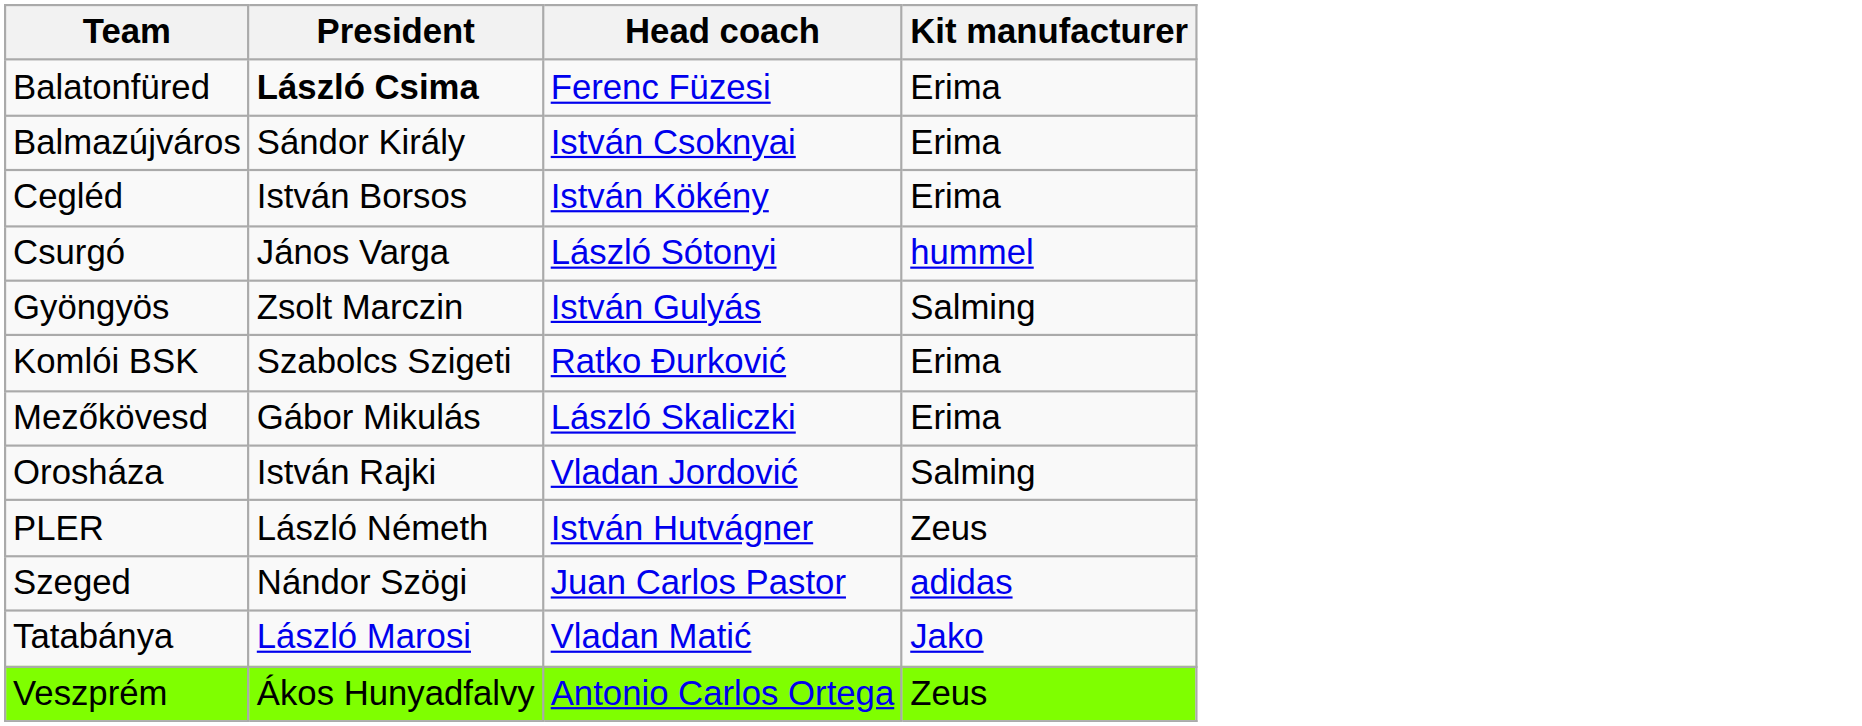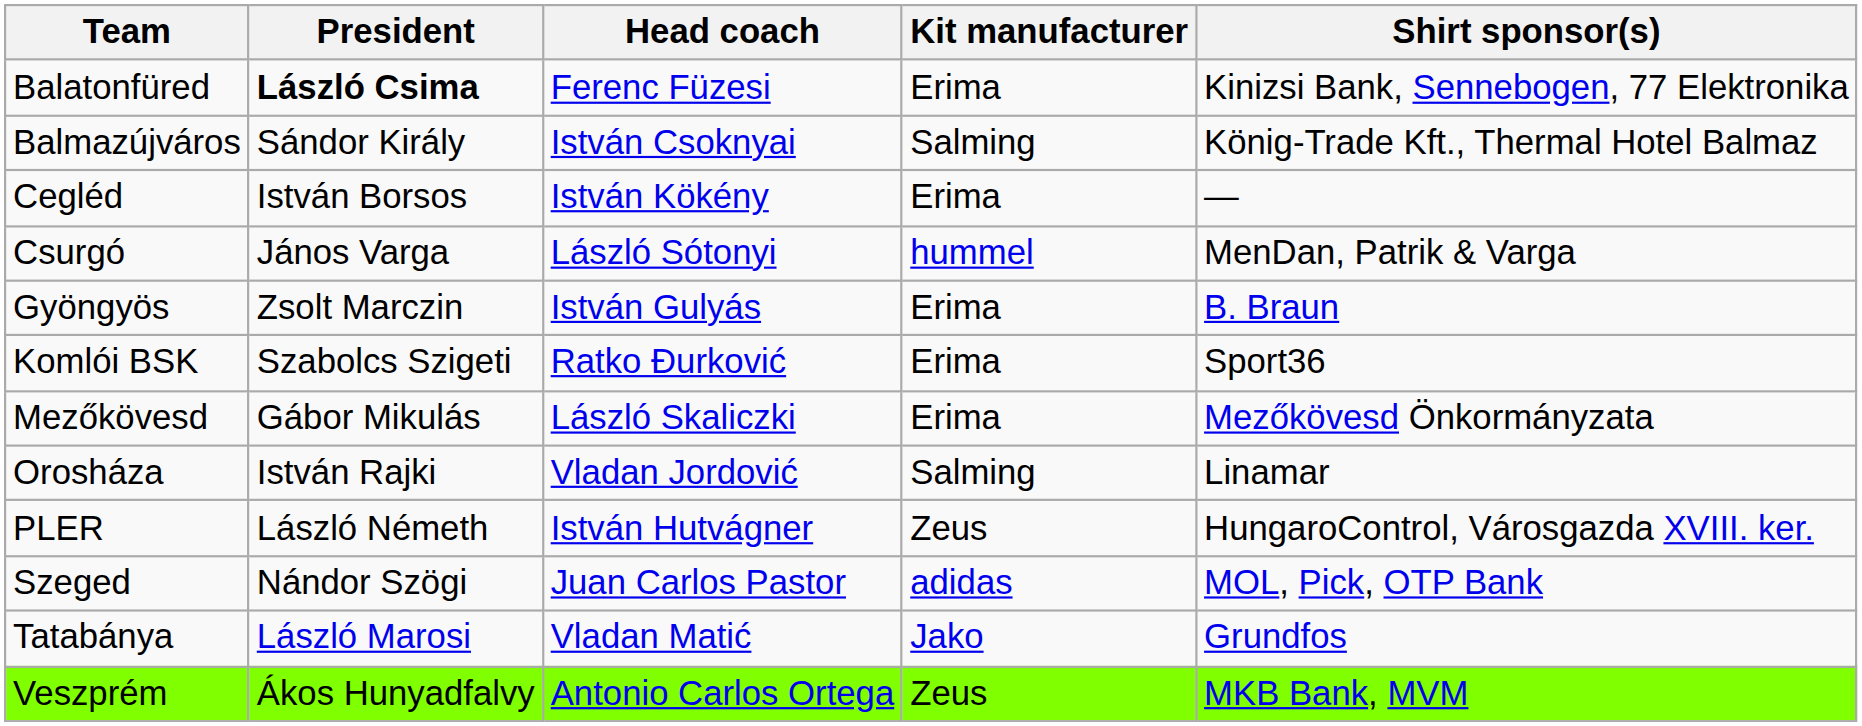+ column: (1526, 32)
(956, 142) Erima -> (973, 142) Salming
(973, 307) Salming -> (956, 307) Erima
